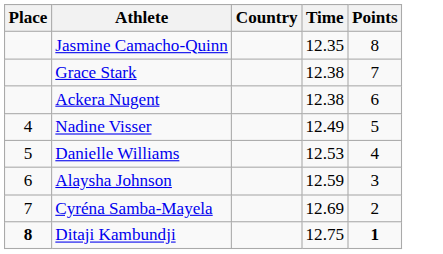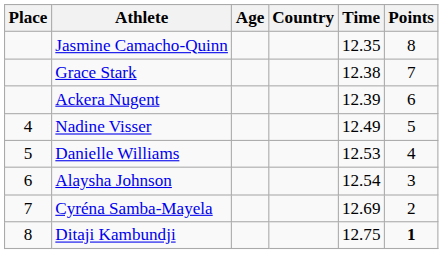+ column: (250, 18)
(325, 99) 12.38 -> (361, 99) 12.39
(325, 180) 12.59 -> (361, 180) 12.54
(28, 235) bold -> (28, 235) normal
